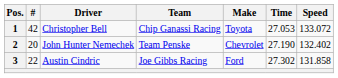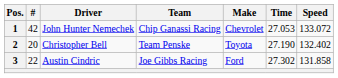(75, 28) Christopher Bell -> (88, 28) John Hunter Nemechek
(239, 28) Toyota -> (244, 28) Chevrolet
(88, 44) John Hunter Nemechek -> (75, 44) Christopher Bell
(244, 44) Chevrolet -> (239, 44) Toyota
